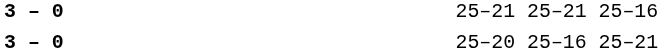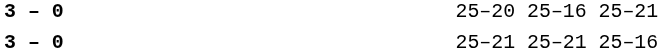rows swapped: (557, 12) <-> (557, 42)
